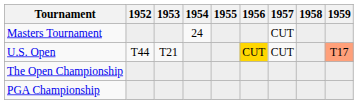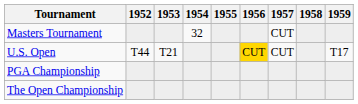(197, 33) 24 -> (197, 33) 32
(339, 52) lightsalmon background -> (339, 52) no background
rows swapped: (65, 71) <-> (53, 90)
